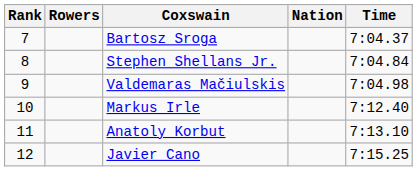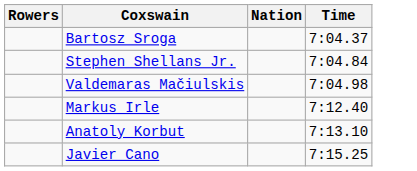- column: (25, 16)
